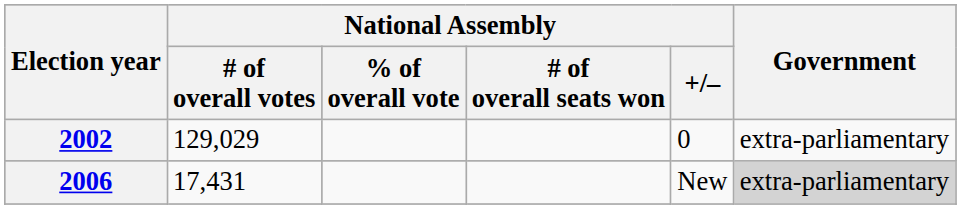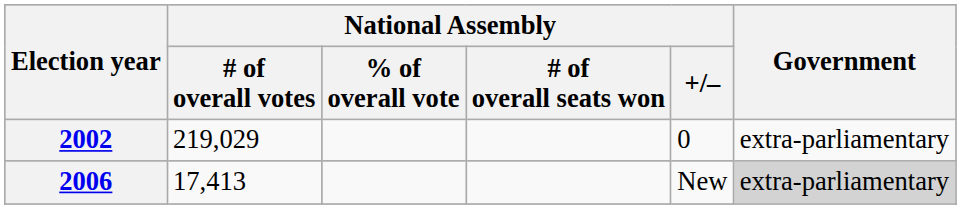(216, 139) 129,029 -> (216, 139) 219,029
(209, 181) 17,431 -> (209, 181) 17,413
